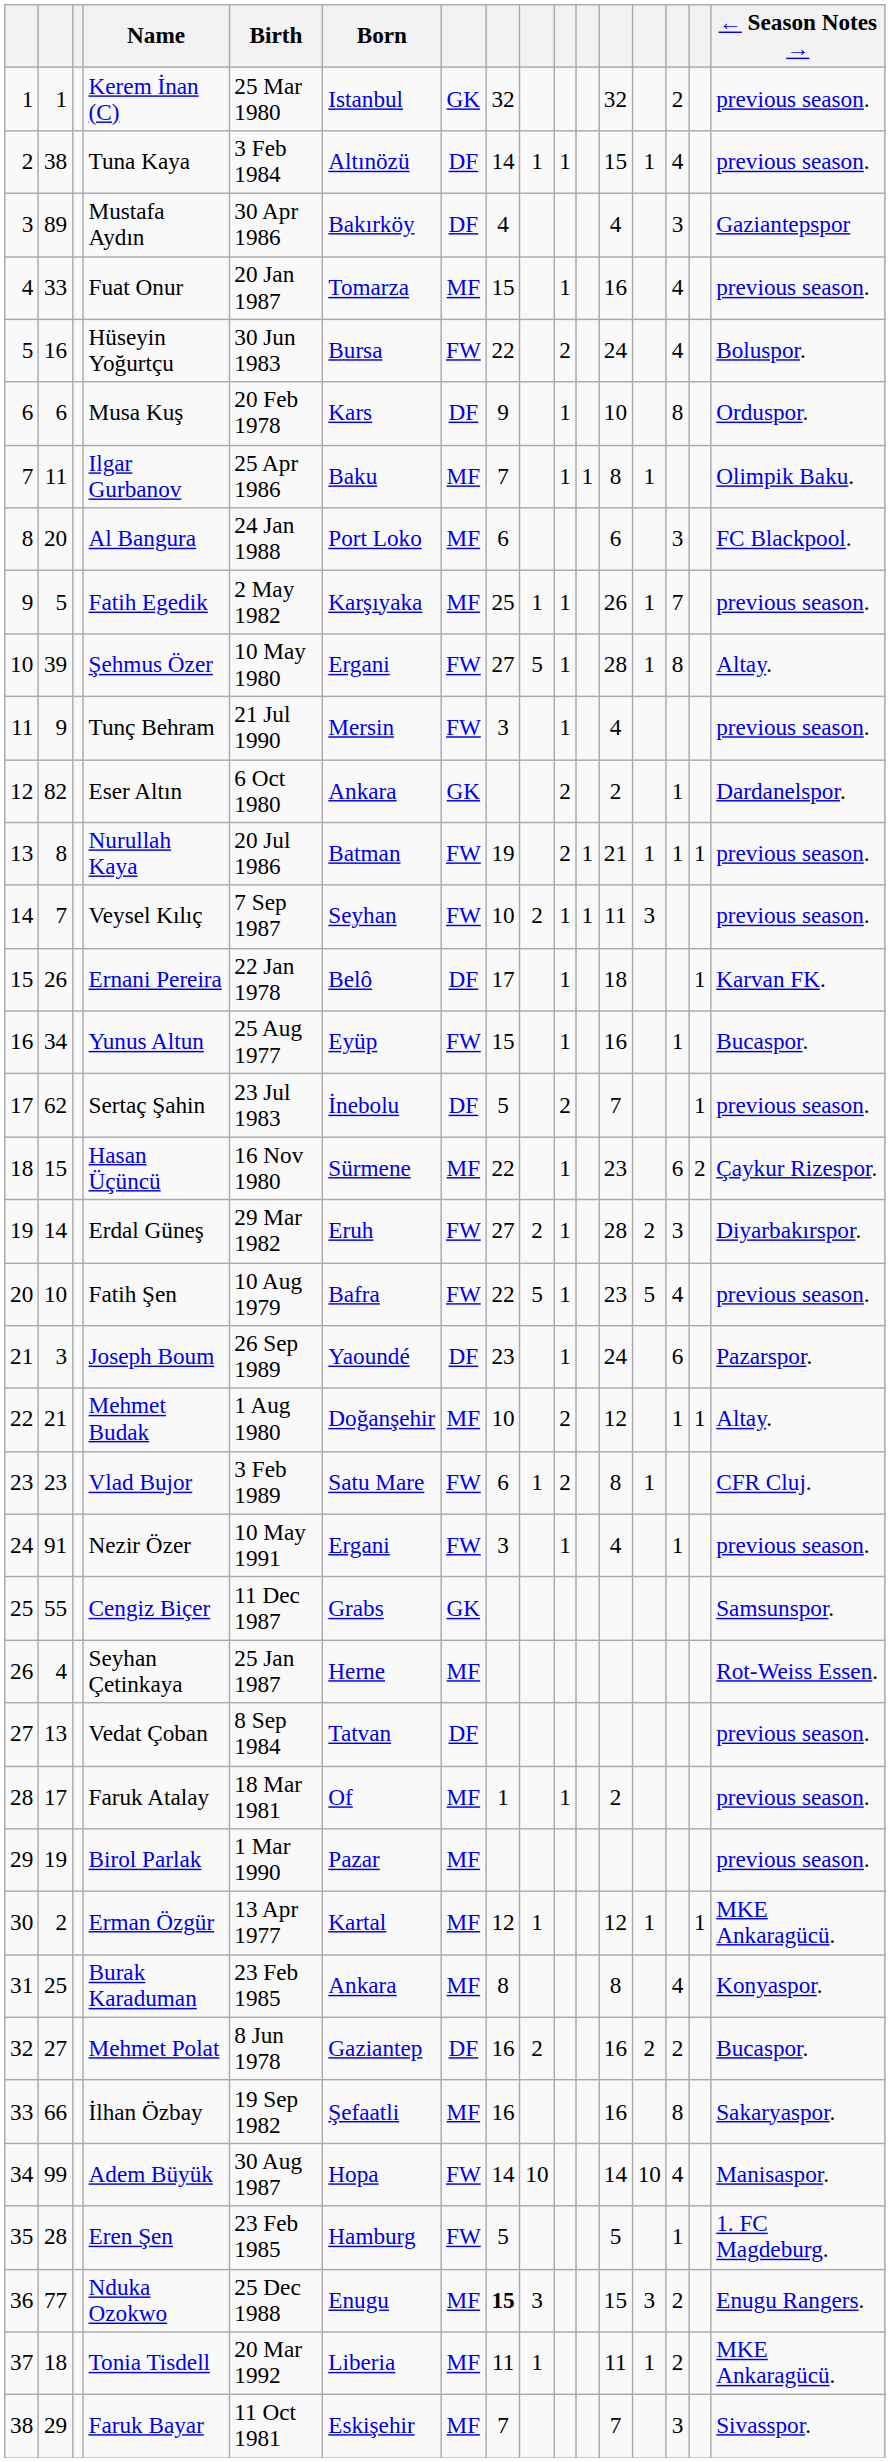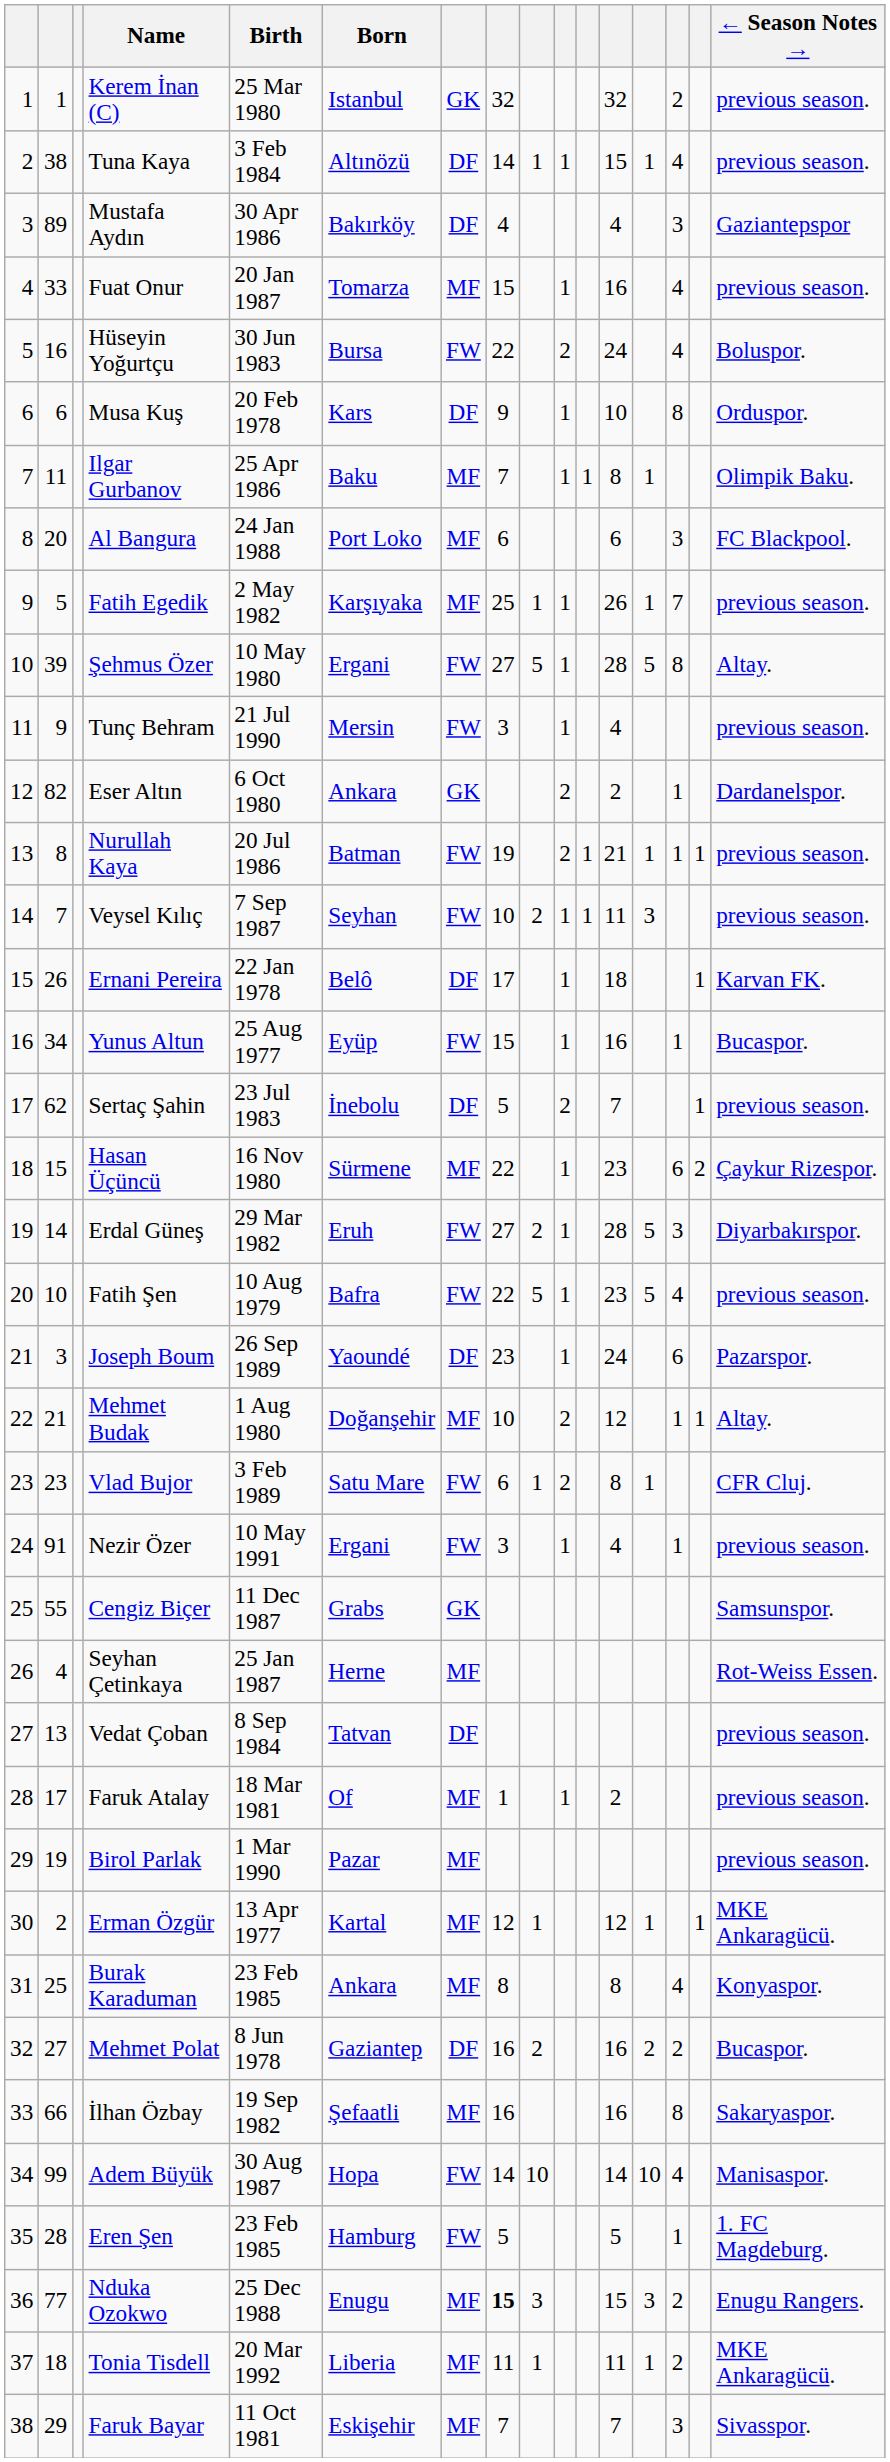(649, 664) 1 -> (649, 664) 5
(649, 1230) 2 -> (649, 1230) 5
